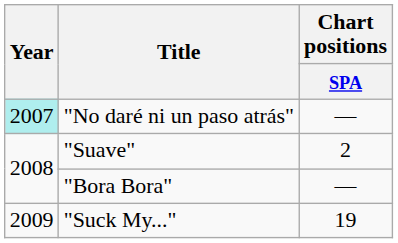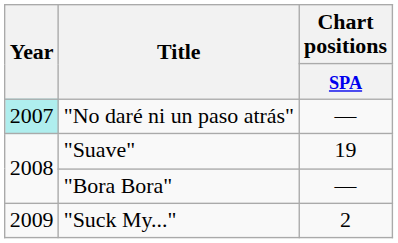(346, 150) 2 -> (346, 150) 19
(346, 220) 19 -> (346, 220) 2
